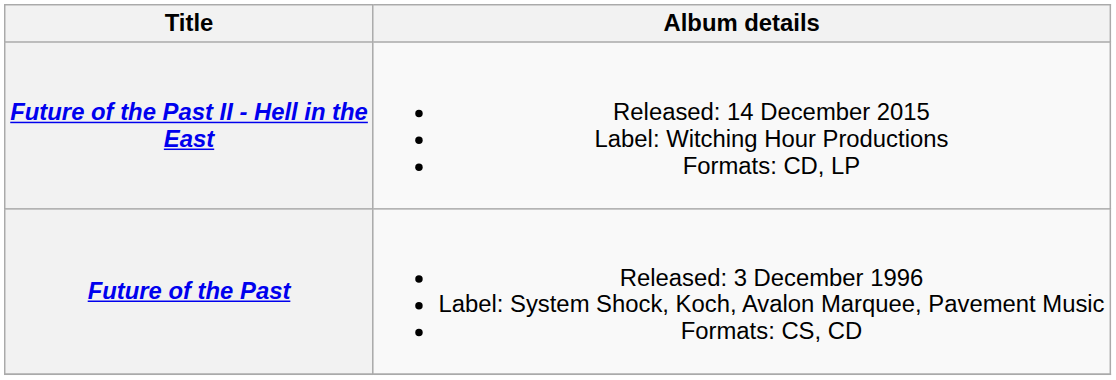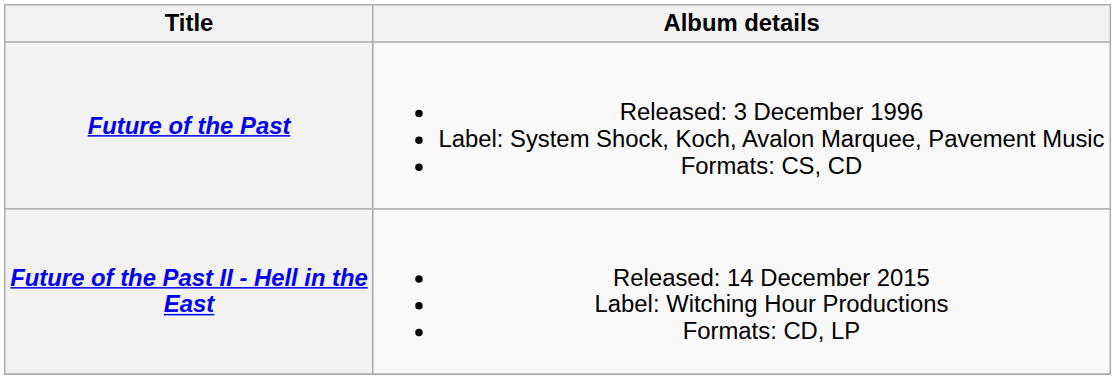rows swapped: (189, 291) <-> (189, 125)
